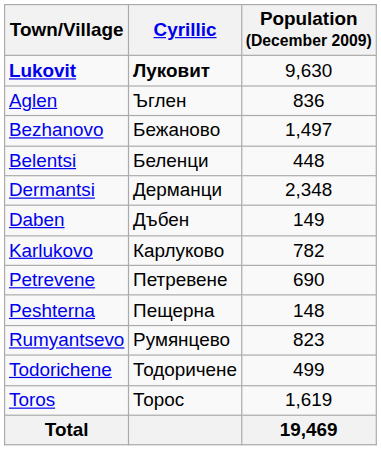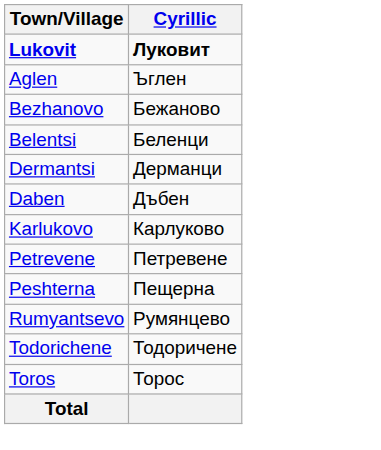- column: (309, 30)
